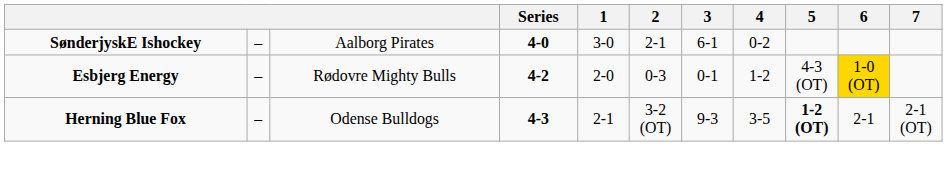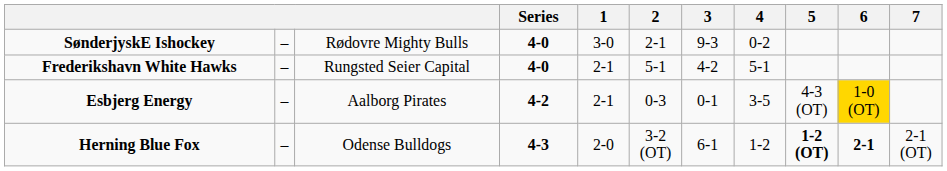(385, 42) Aalborg Pirates -> (397, 42) Rødovre Mighty Bulls
(708, 42) 6-1 -> (708, 42) 9-3
+ row: (139, 67)
(385, 76) Rødovre Mighty Bulls -> (397, 101) Aalborg Pirates
(603, 76) 2-0 -> (603, 101) 2-1
(760, 76) 1-2 -> (760, 101) 3-5
(603, 119) 2-1 -> (603, 144) 2-0
(708, 119) 9-3 -> (708, 144) 6-1
(760, 119) 3-5 -> (760, 144) 1-2
(864, 119) normal -> (864, 144) bold
